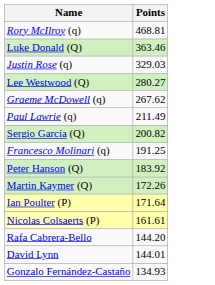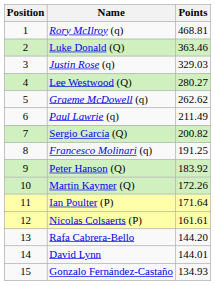+ column: (26, 13)
(150, 99) 267.62 -> (193, 99) 262.62
